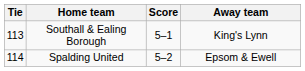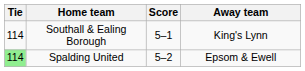(15, 35) 113 -> (15, 35) 114
(15, 58) no background -> (15, 58) lightgreen background
